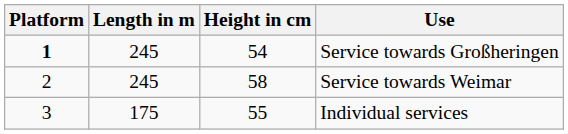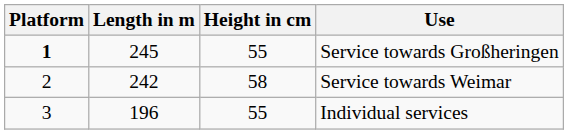(258, 50) 54 -> (258, 50) 55
(144, 81) 245 -> (144, 81) 242
(144, 112) 175 -> (144, 112) 196
